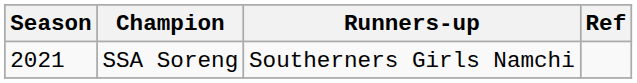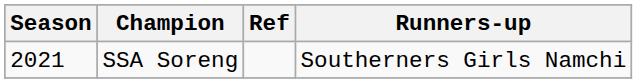columns swapped: (412, 23) <-> (606, 23)
